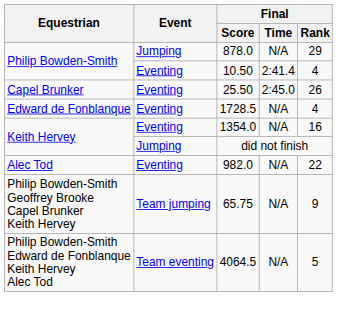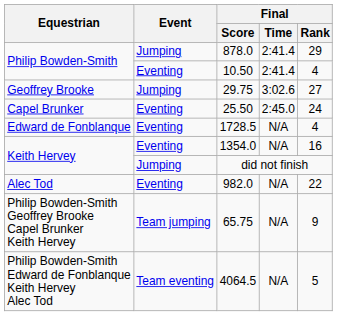(278, 52) N/A -> (278, 52) 2:41.4
+ row: (238, 90)
(315, 90) 26 -> (315, 109) 24
